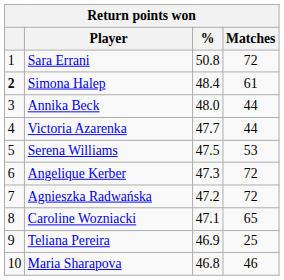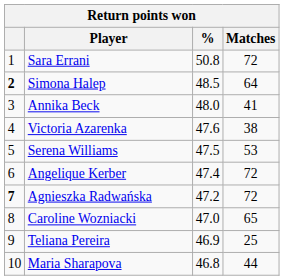(208, 83) 48.4 -> (208, 83) 48.5
(251, 83) 61 -> (251, 83) 64
(251, 106) 44 -> (251, 106) 41
(208, 128) 47.7 -> (208, 128) 47.6
(251, 128) 44 -> (251, 128) 38
(208, 174) 47.3 -> (208, 174) 47.4
(11, 196) normal -> (11, 196) bold
(208, 219) 47.1 -> (208, 219) 47.0
(251, 264) 46 -> (251, 264) 44
